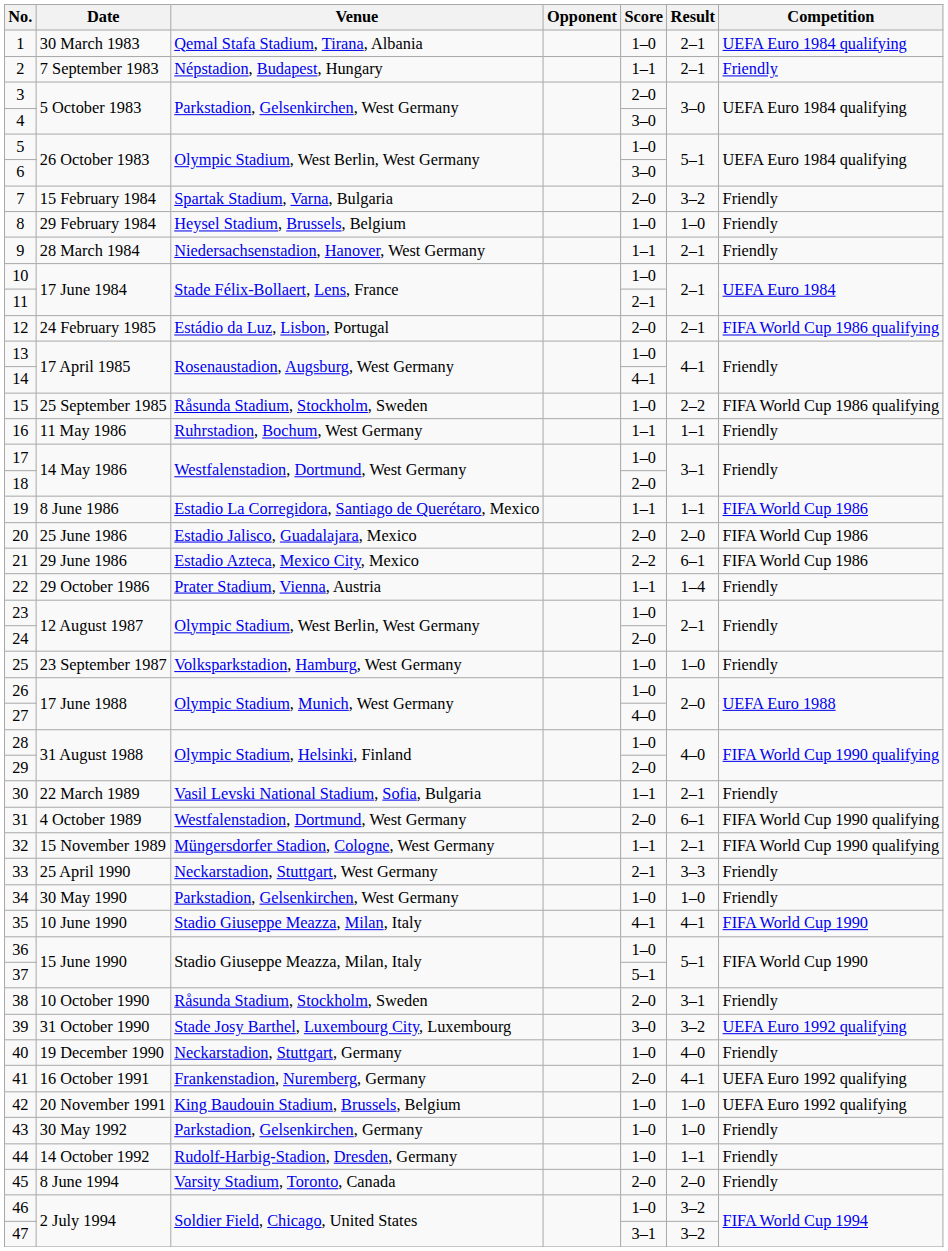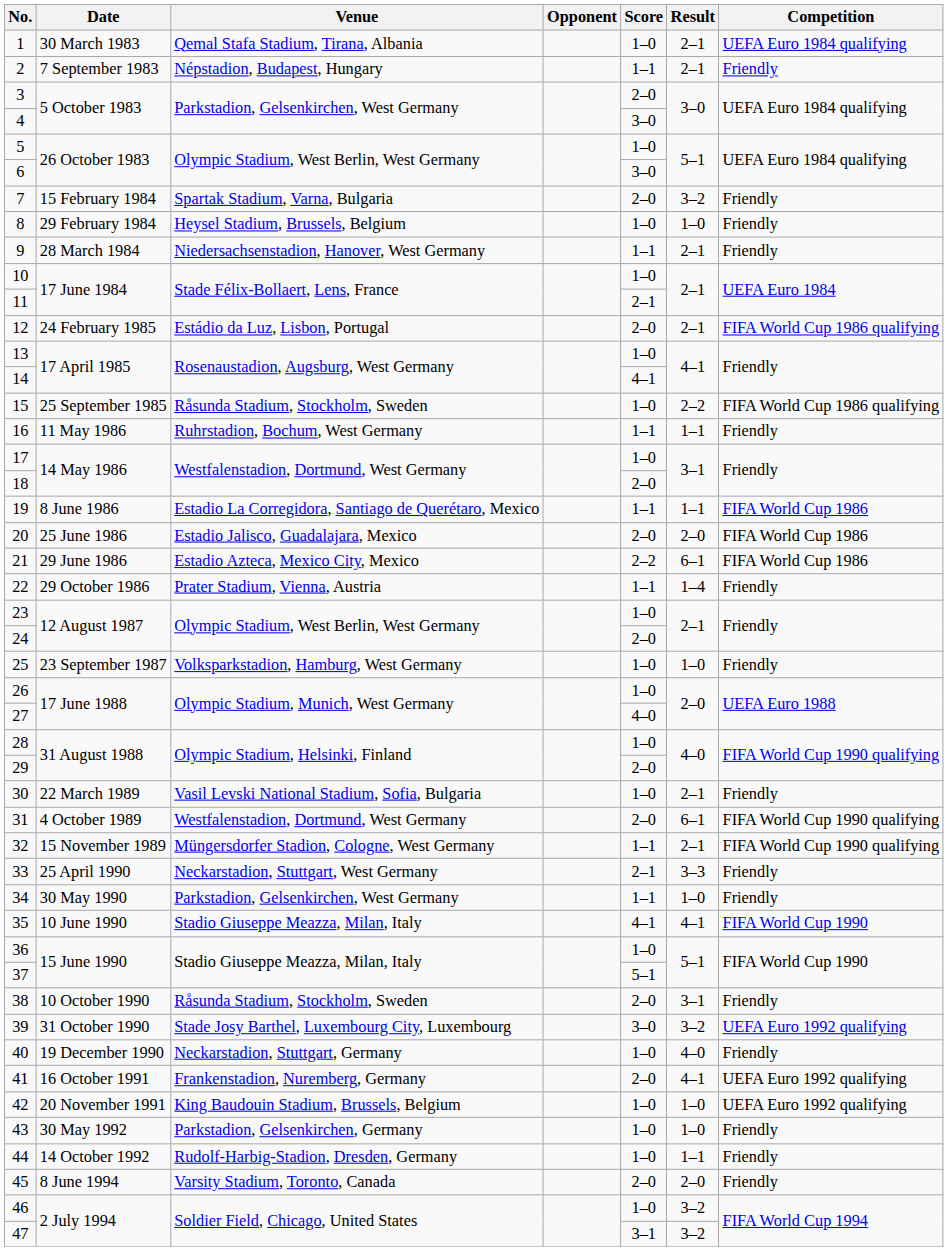(644, 793) 1–1 -> (644, 793) 1–0
(644, 897) 1–0 -> (644, 897) 1–1
